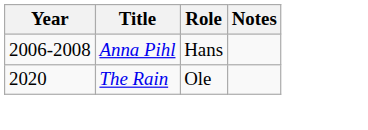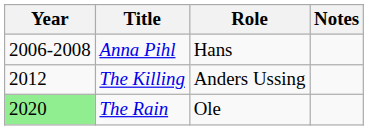+ row: (142, 79)
(28, 79) no background -> (28, 109) lightgreen background
